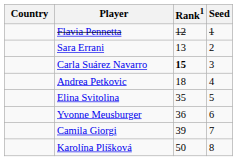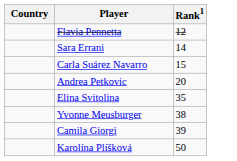- column: (219, 14)
(181, 48) 13 -> (181, 48) 14
(181, 65) bold -> (181, 65) normal
(181, 81) 18 -> (181, 81) 20
(181, 114) 36 -> (181, 114) 38
